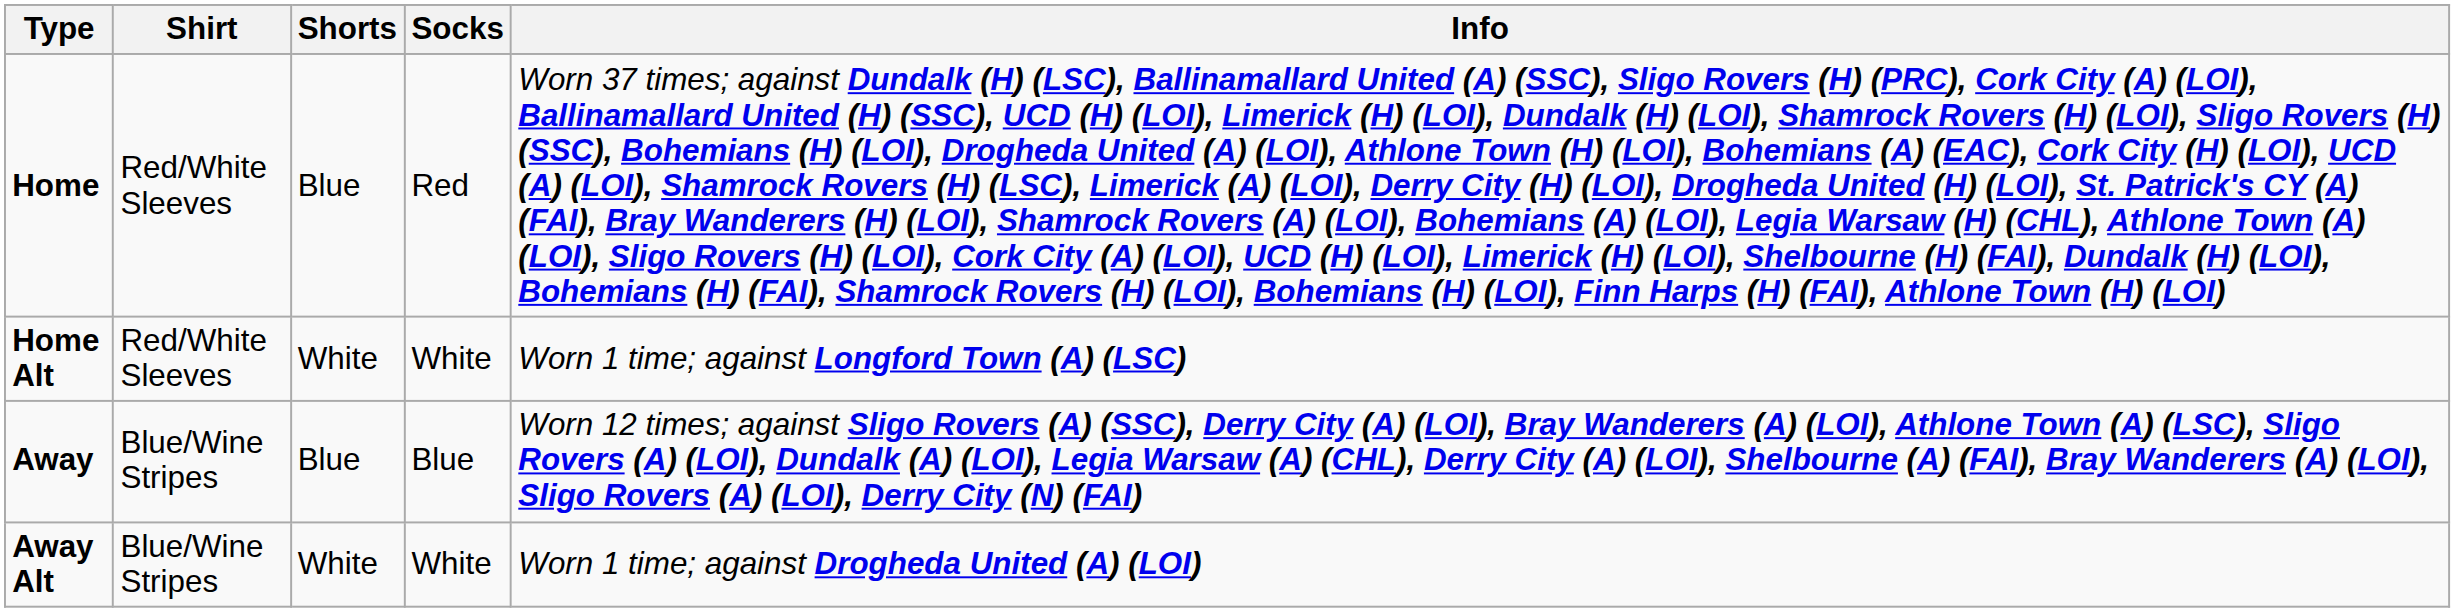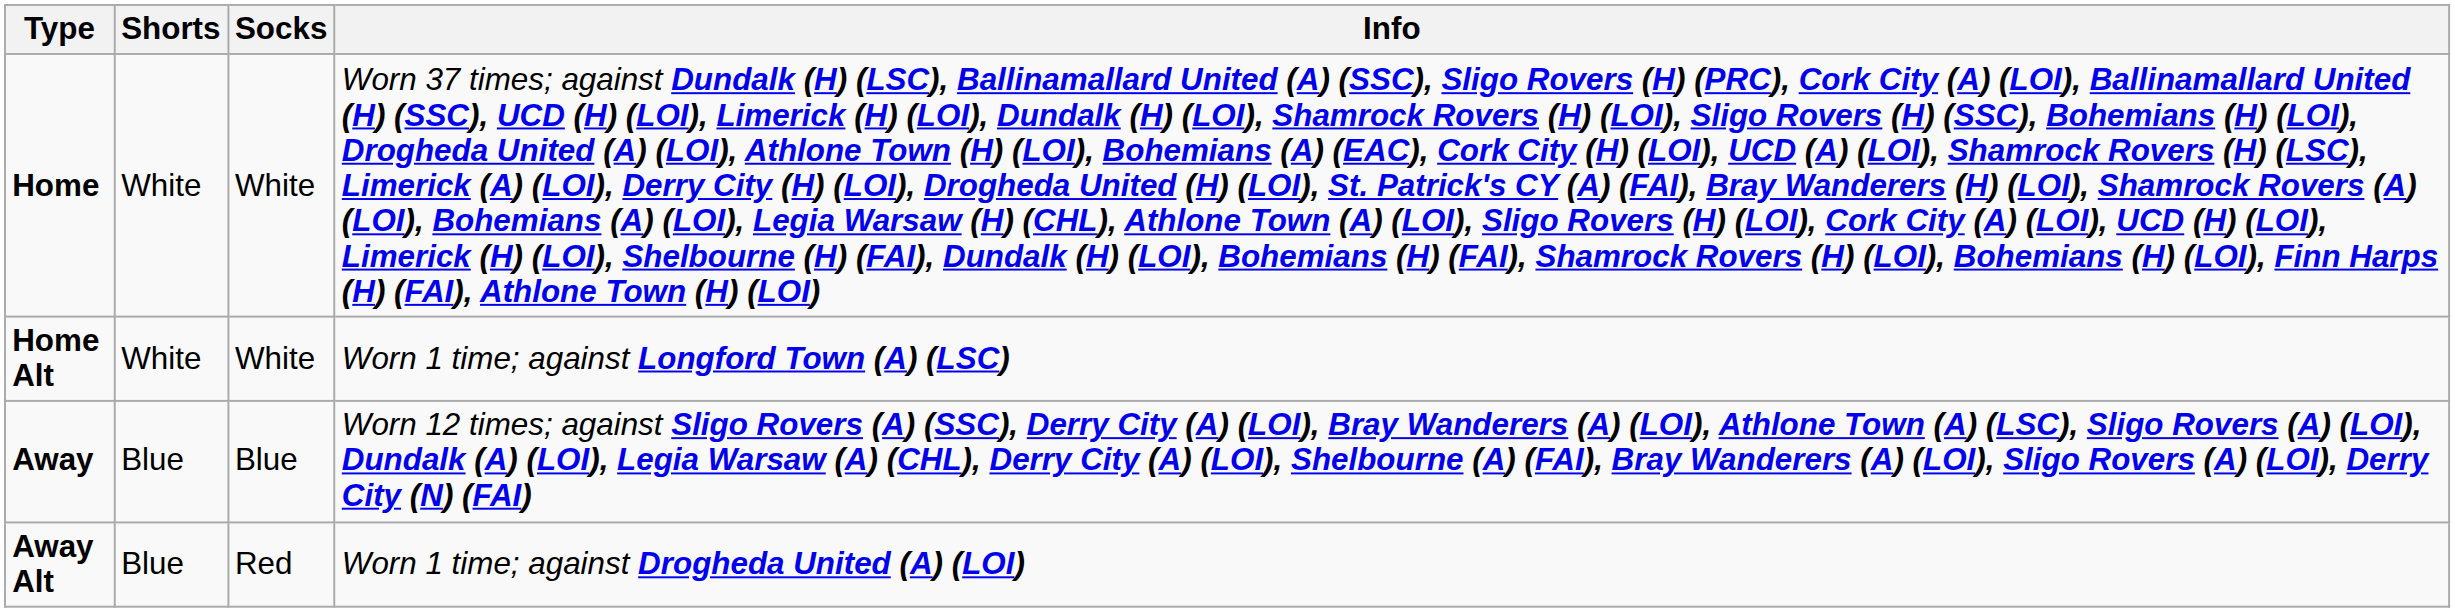- column: (202, 29)
(329, 184) Blue -> (161, 184) White
(440, 184) Red -> (275, 184) White
(338, 563) White -> (153, 563) Blue
(452, 563) White -> (264, 563) Red
